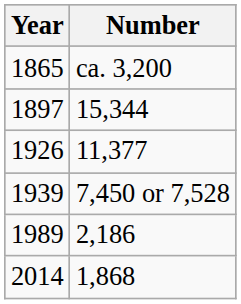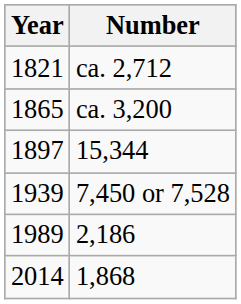+ row: (37, 67)
- row: (37, 151)
